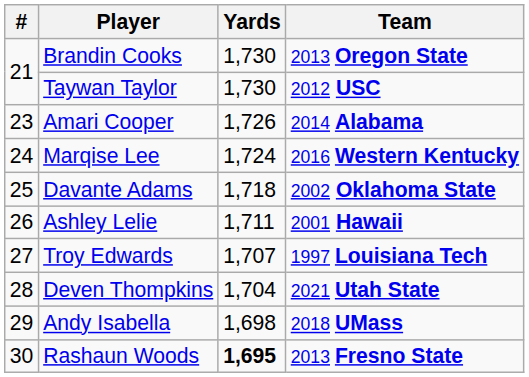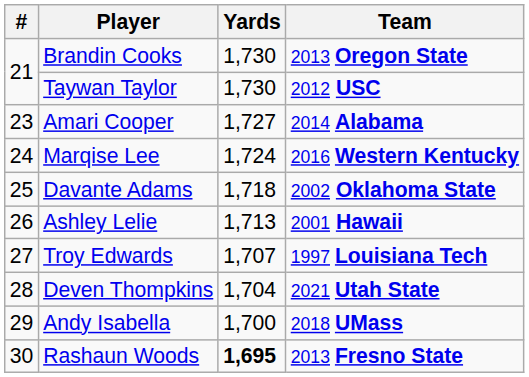(250, 122) 1,726 -> (250, 122) 1,727
(249, 223) 1,711 -> (250, 223) 1,713
(250, 323) 1,698 -> (250, 323) 1,700
